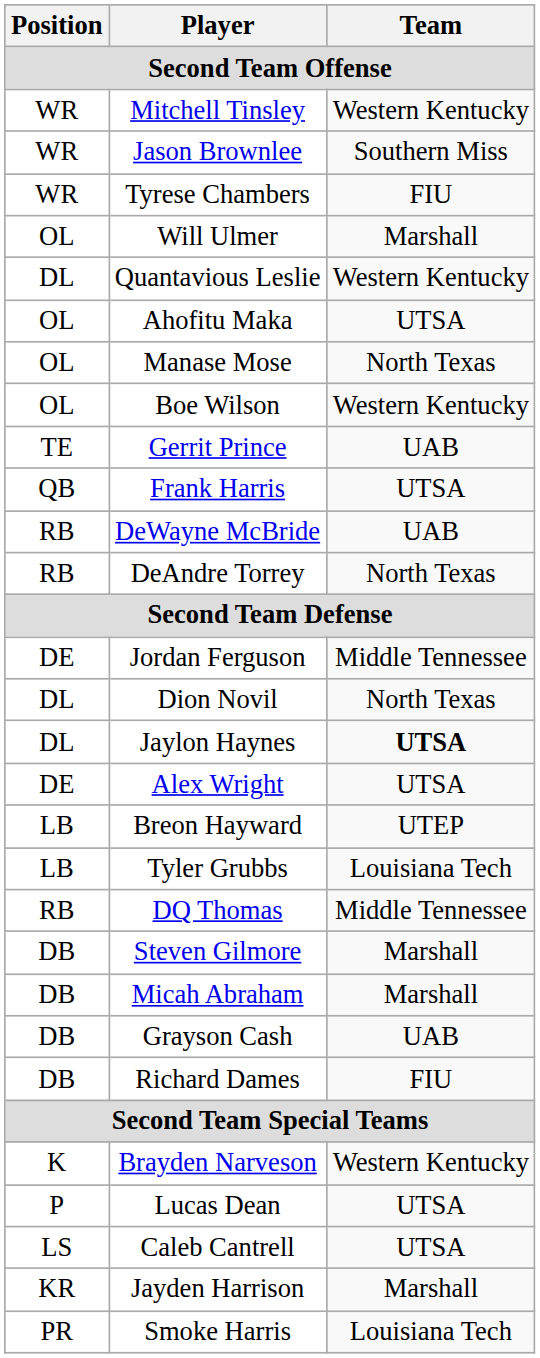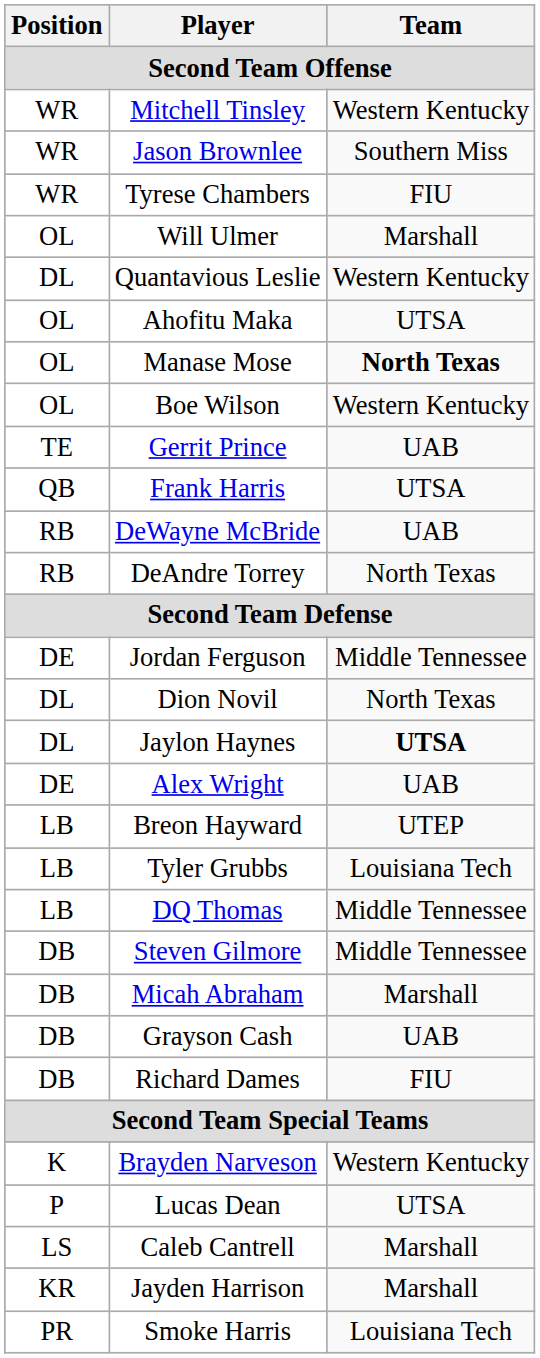(431, 362) normal -> (431, 362) bold
(431, 783) UTSA -> (431, 783) UAB
(57, 910) RB -> (57, 910) LB
(431, 952) Marshall -> (431, 952) Middle Tennessee
(431, 1247) UTSA -> (431, 1247) Marshall
